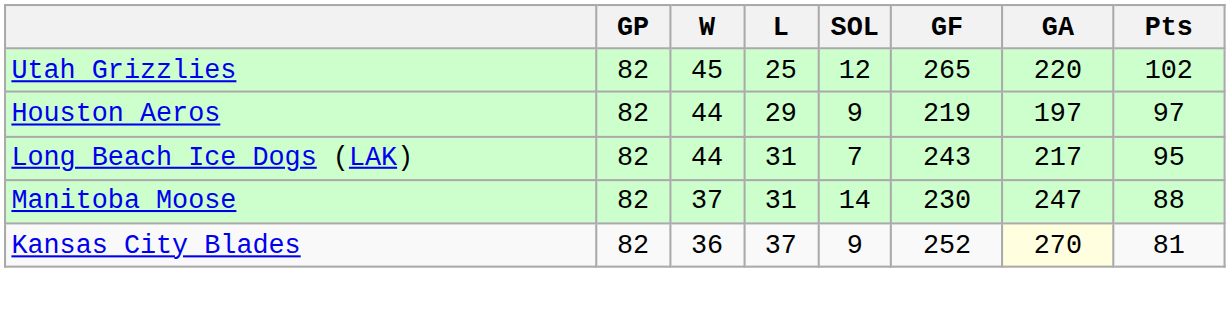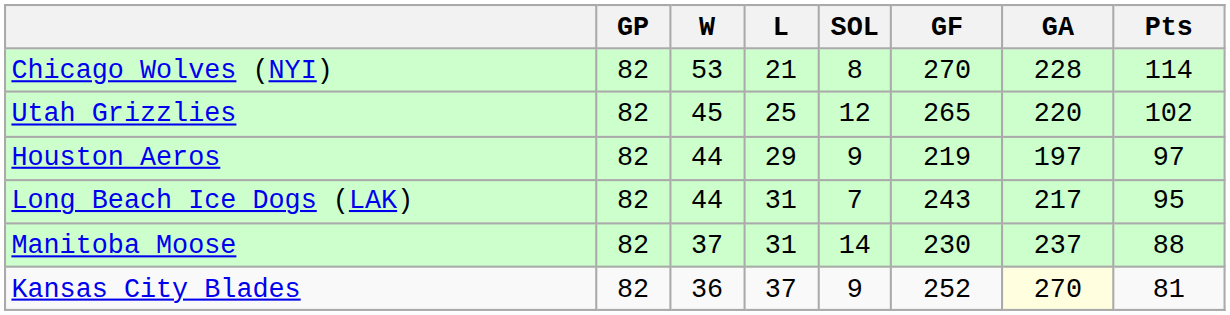+ row: (172, 70)
(1058, 201) 247 -> (1058, 245) 237
